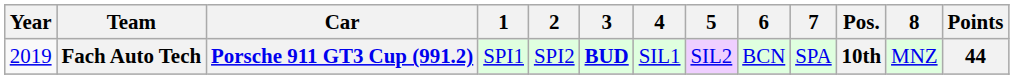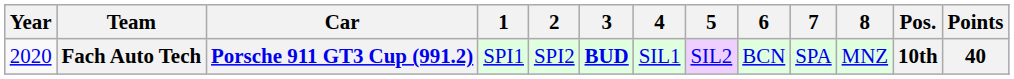columns swapped: (914, 21) <-> (861, 21)
(31, 55) 2019 -> (31, 55) 2020
(975, 55) 44 -> (975, 55) 40
